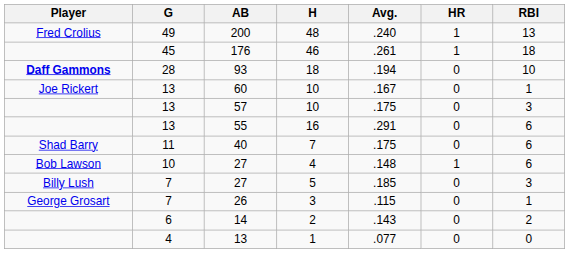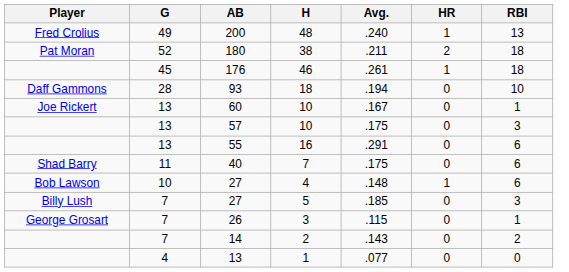+ row: (235, 51)
(68, 70) bold -> (67, 88) normal
(168, 220) 6 -> (165, 239) 7
